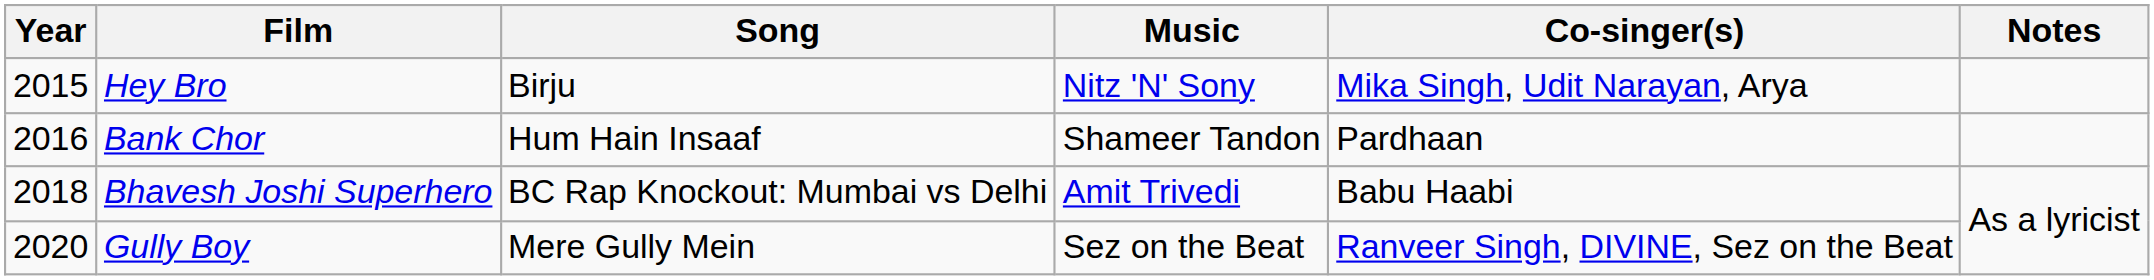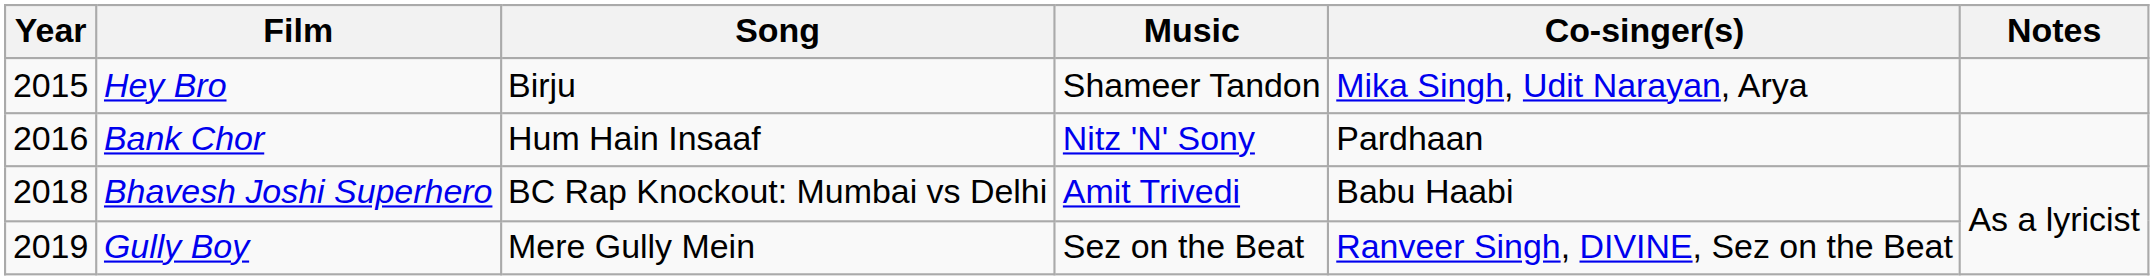(1159, 85) Nitz 'N' Sony -> (1192, 85) Shameer Tandon
(1192, 138) Shameer Tandon -> (1159, 138) Nitz 'N' Sony
(51, 246) 2020 -> (51, 246) 2019
